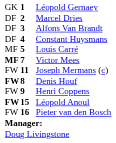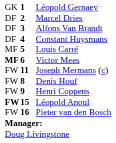(22, 60) 7 -> (22, 60) 6
(12, 81) bold -> (11, 81) normal
